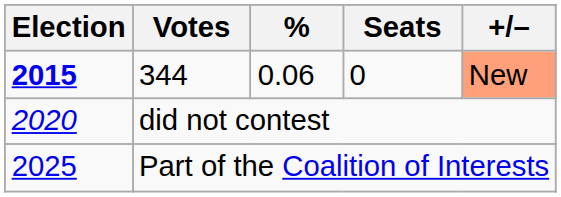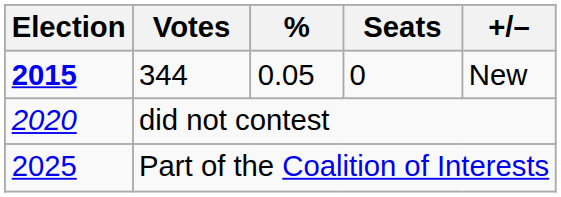(286, 74) 0.06 -> (286, 74) 0.05
(498, 74) lightsalmon background -> (498, 74) no background
